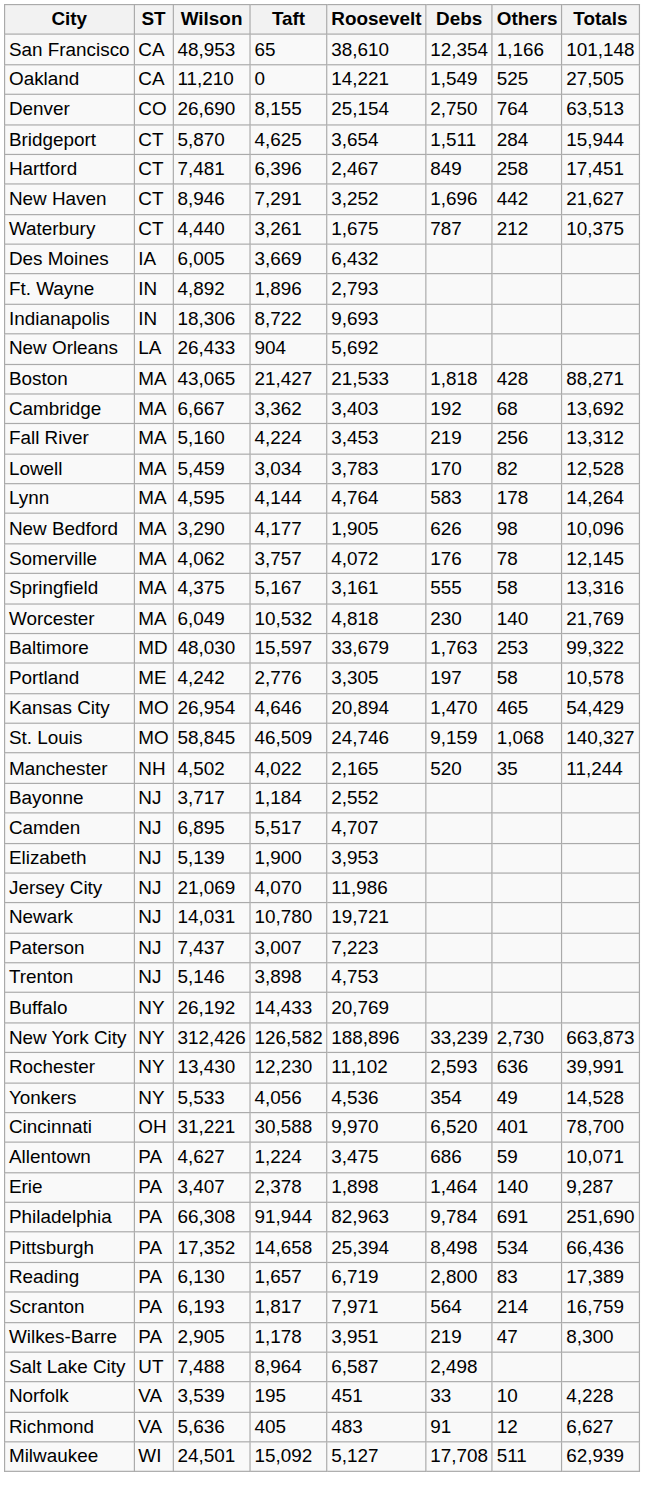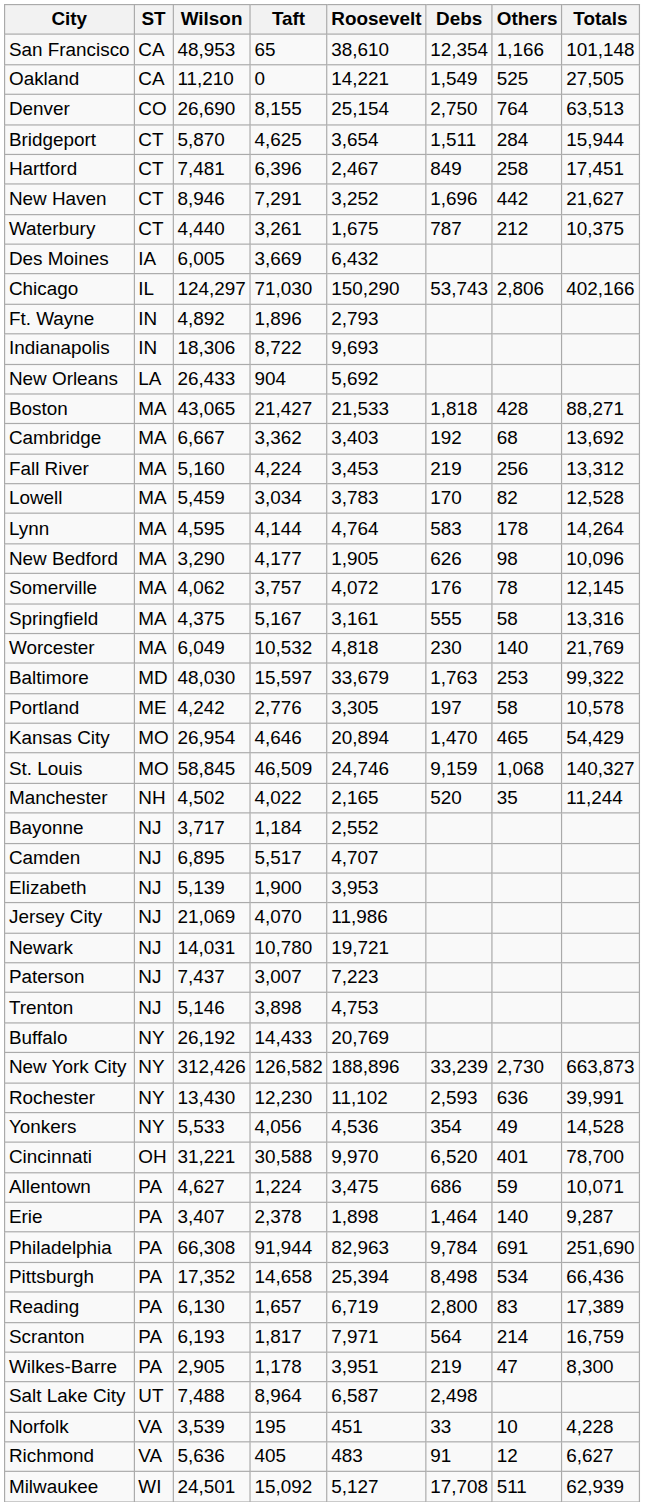+ row: (44, 288)
